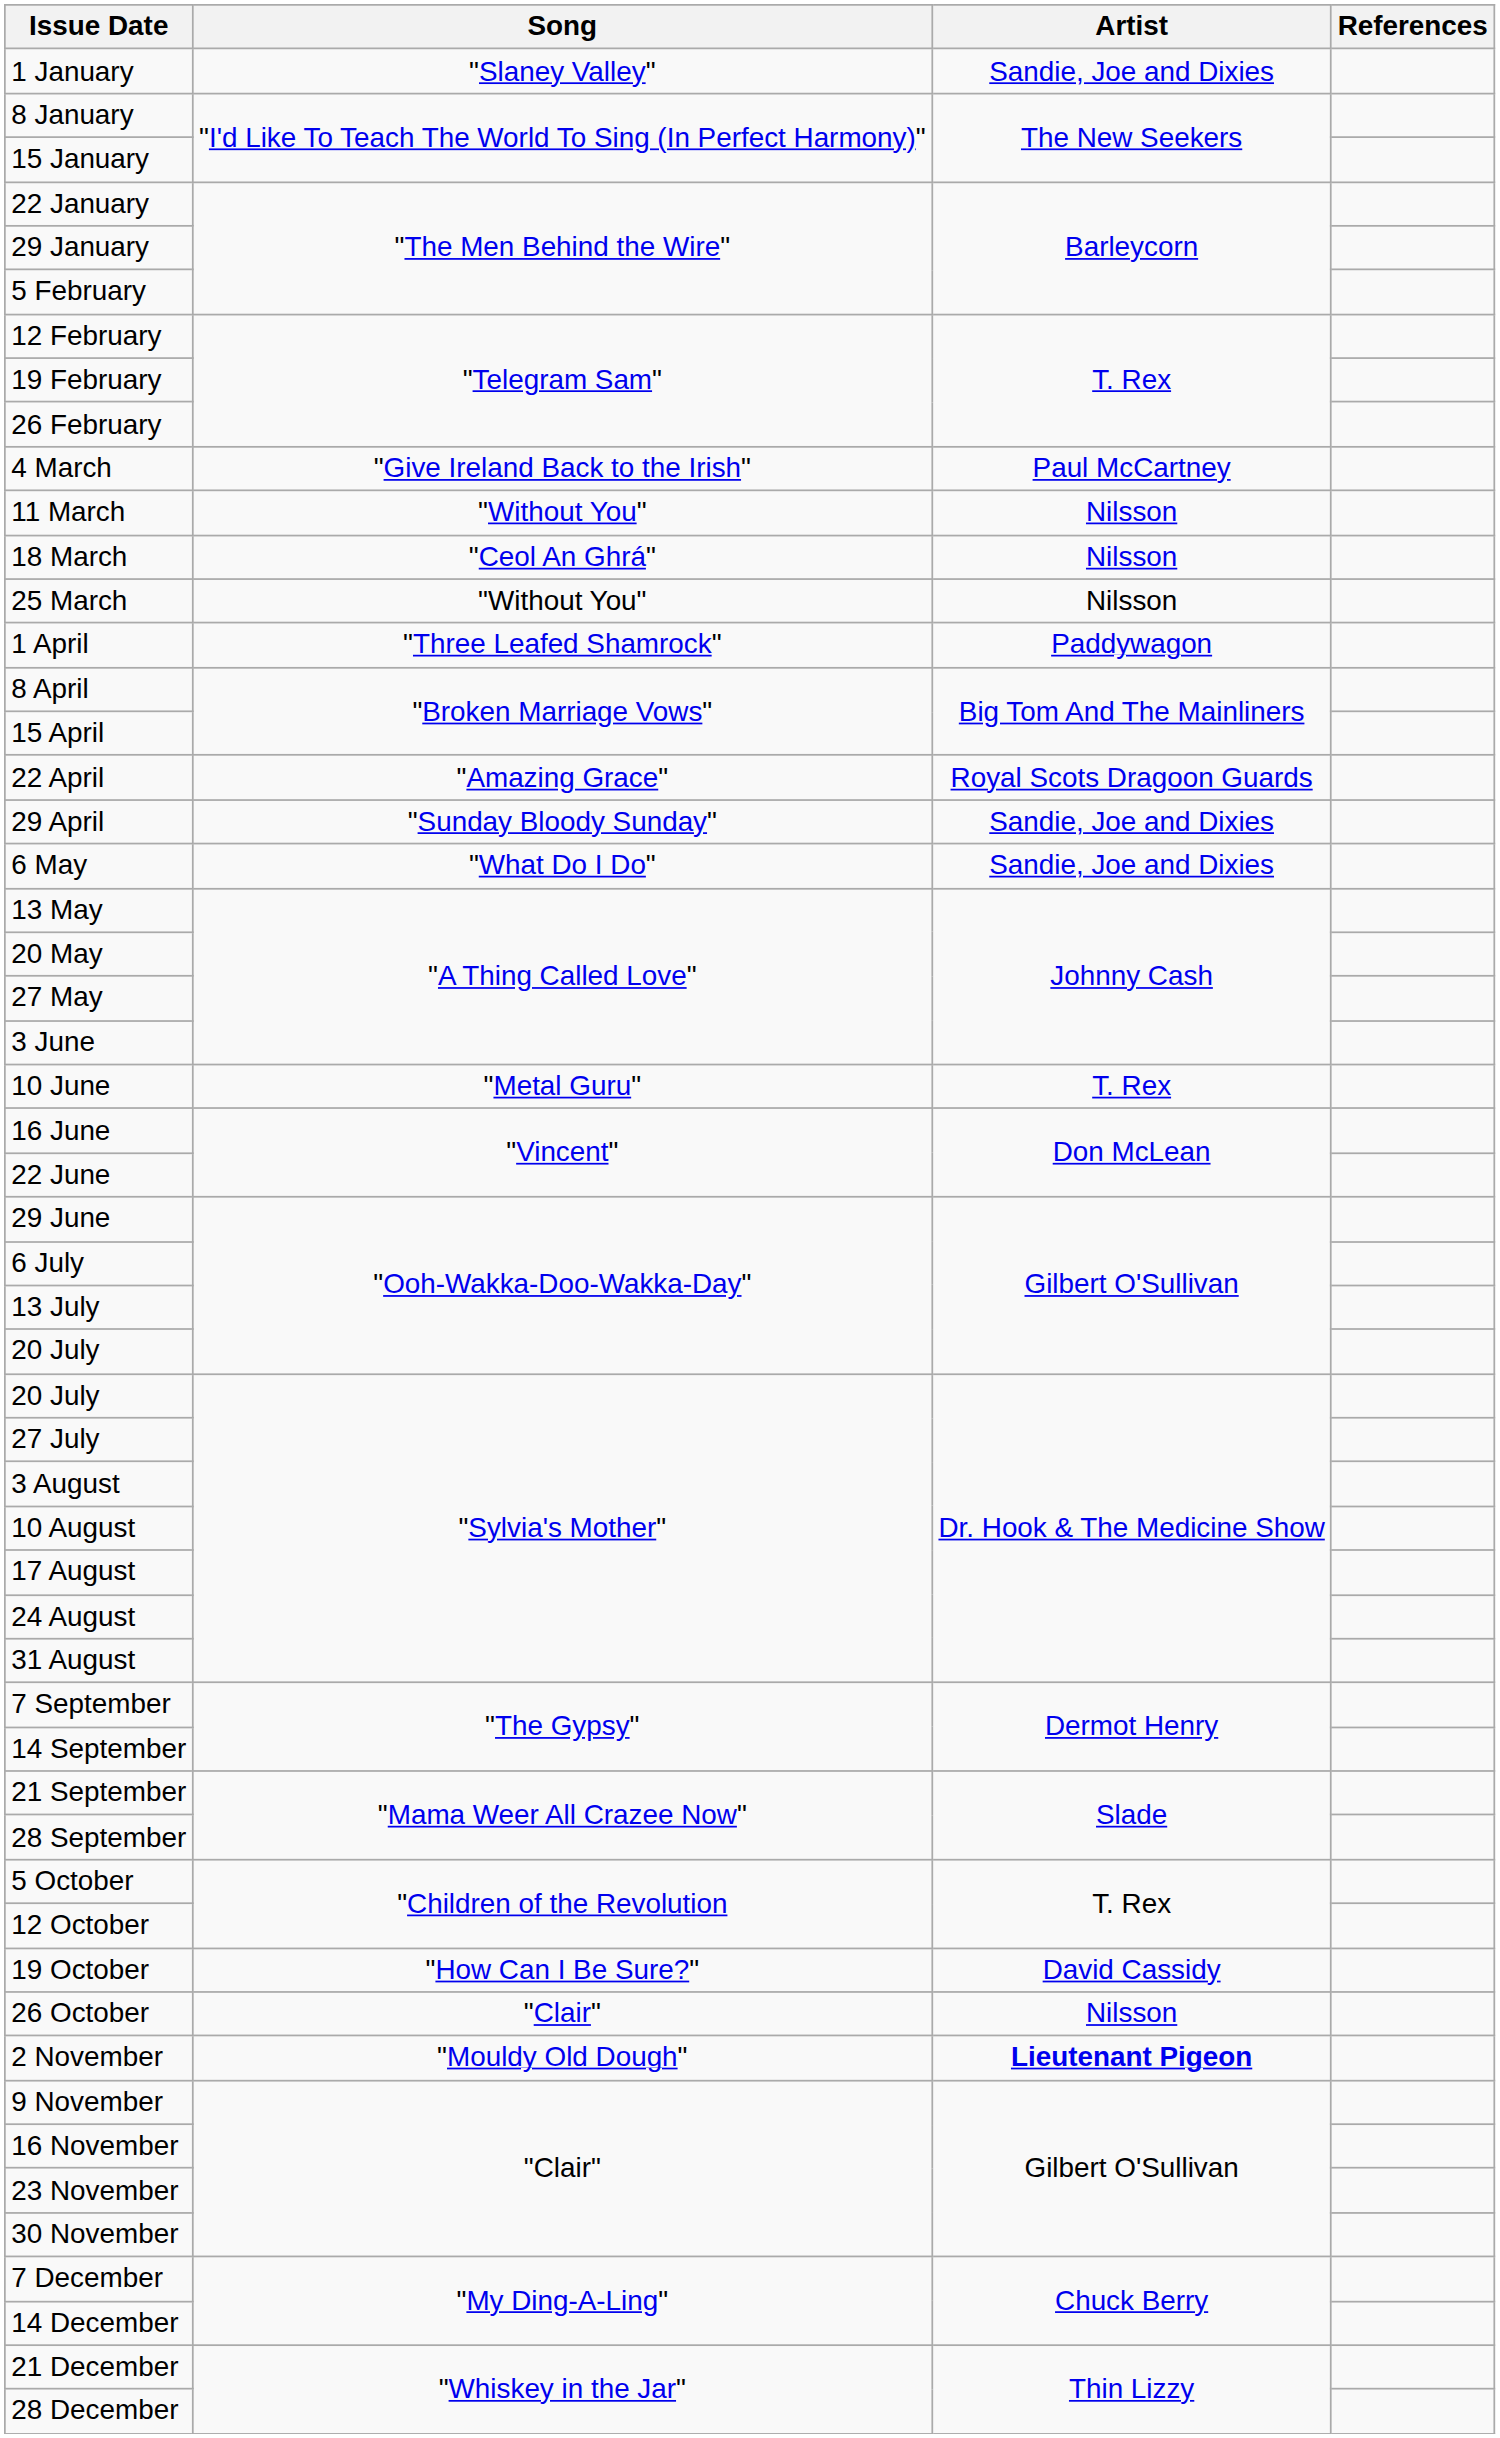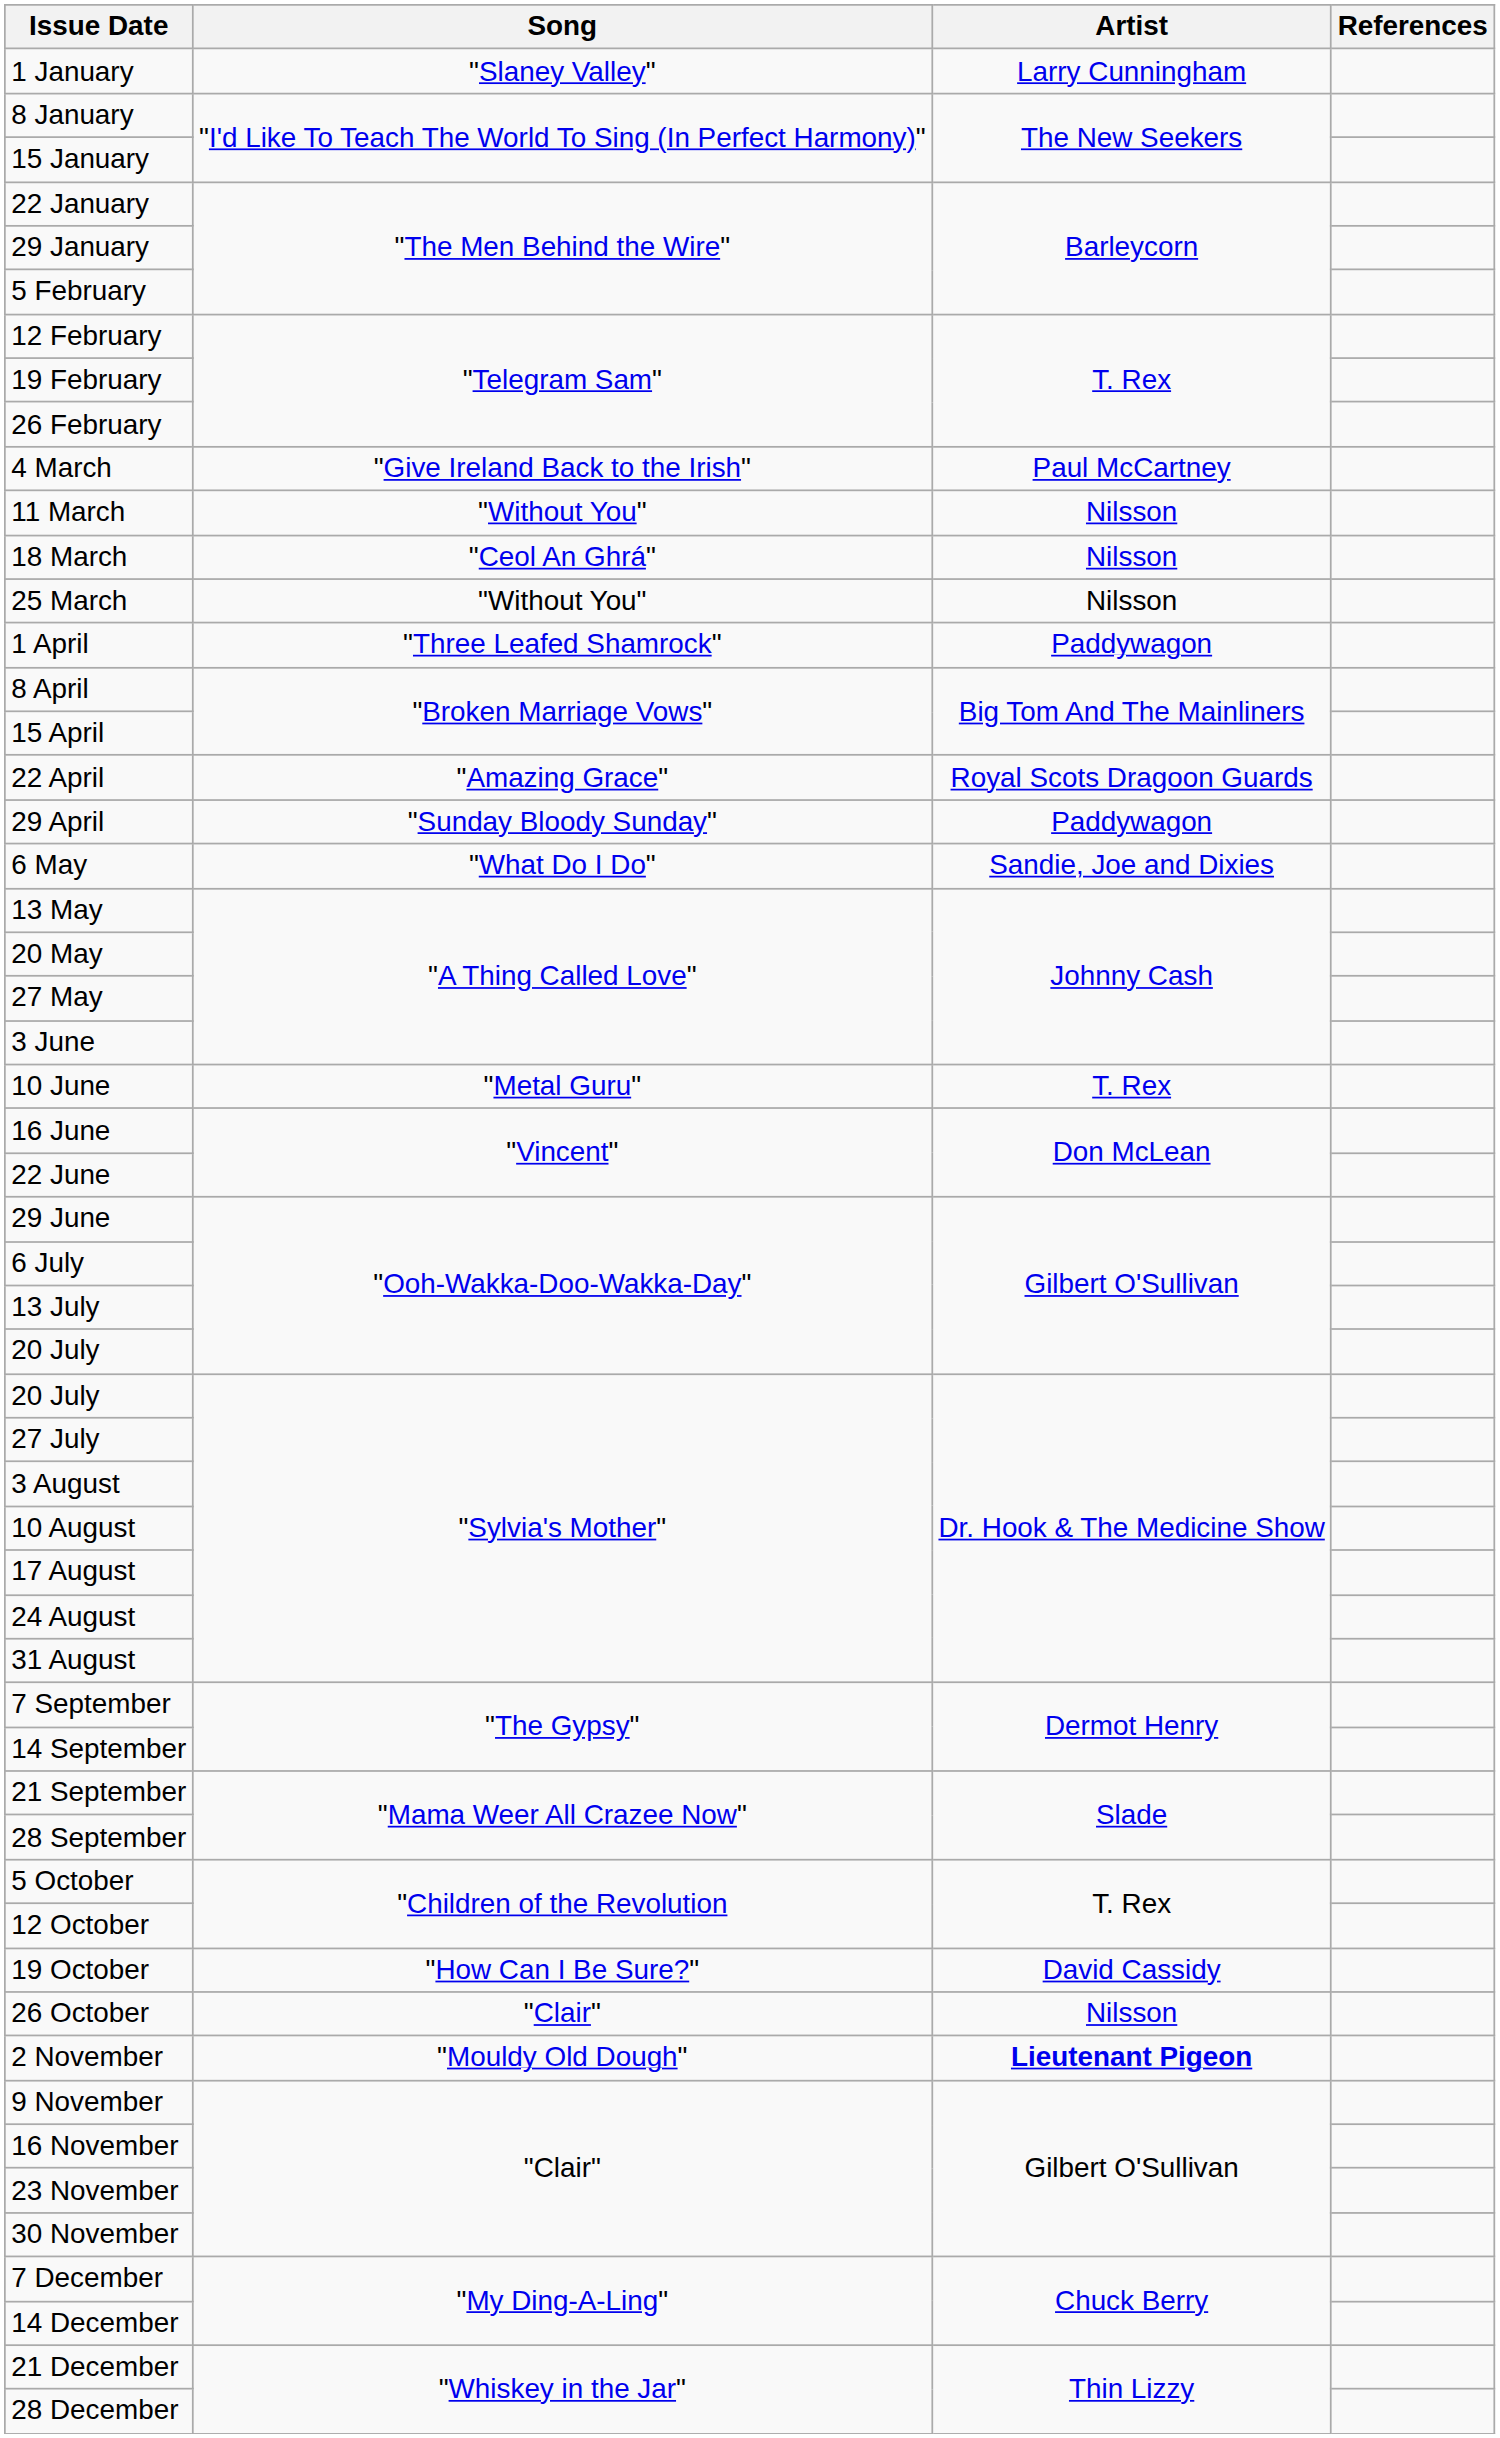(1132, 70) Sandie, Joe and Dixies -> (1132, 70) Larry Cunningham
(1132, 821) Sandie, Joe and Dixies -> (1132, 821) Paddywagon
